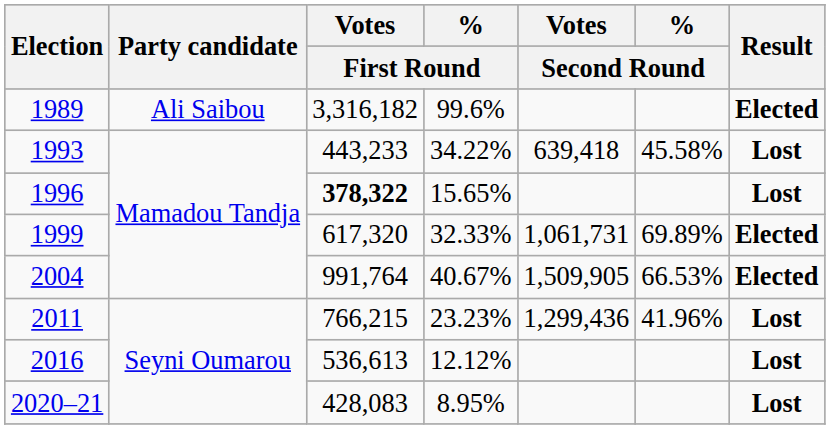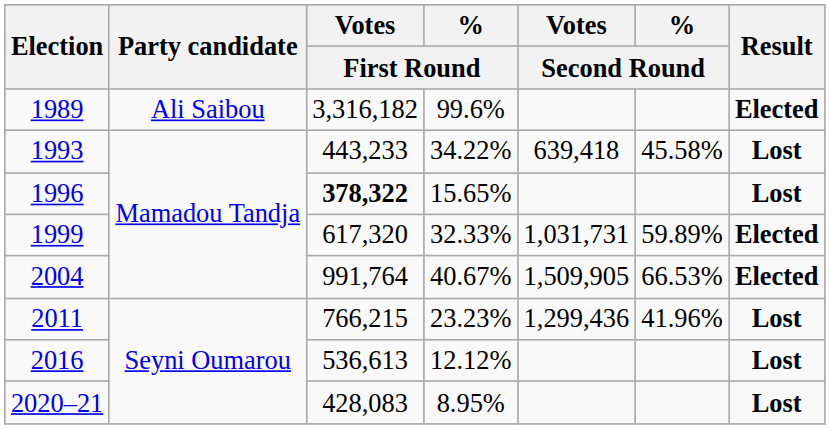(576, 234) 1,061,731 -> (576, 234) 1,031,731
(682, 234) 69.89% -> (682, 234) 59.89%
